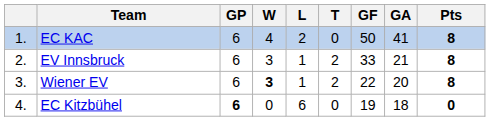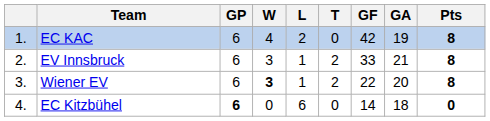(368, 37) 50 -> (368, 37) 42
(401, 37) 41 -> (401, 37) 19
(368, 104) 19 -> (368, 104) 14
